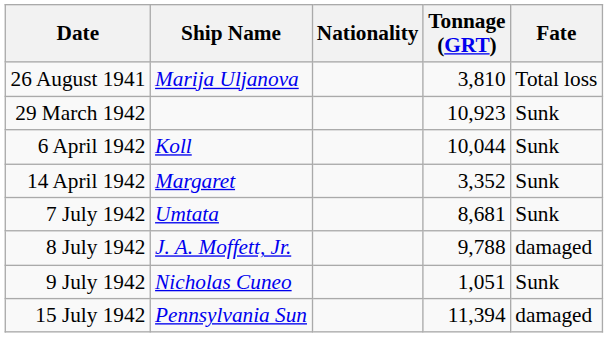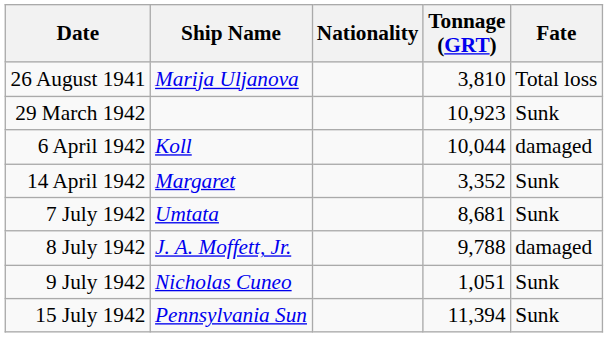(537, 146) Sunk -> (554, 146) damaged
(554, 315) damaged -> (537, 315) Sunk
